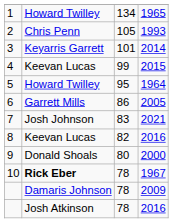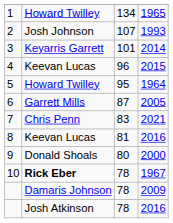(52, 31) Chris Penn -> (59, 31) Josh Johnson
(126, 31) 105 -> (126, 31) 107
(123, 66) 99 -> (123, 66) 96
(123, 102) 86 -> (123, 102) 87
(59, 119) Josh Johnson -> (52, 119) Chris Penn
(123, 137) 82 -> (123, 137) 81
